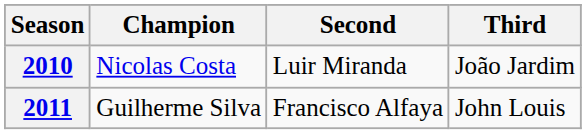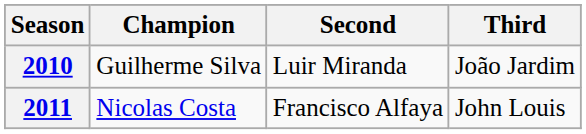(166, 66) Nicolas Costa -> (179, 66) Guilherme Silva
(179, 107) Guilherme Silva -> (166, 107) Nicolas Costa
